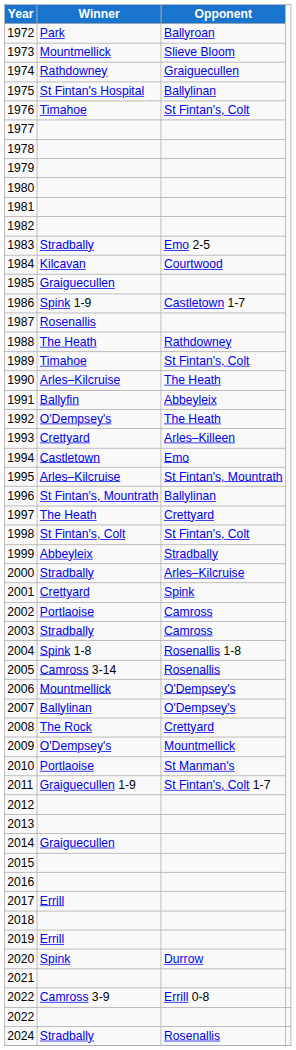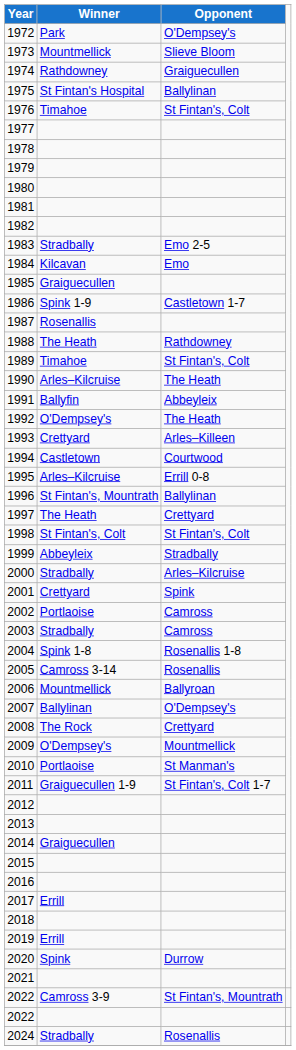(189, 33) Ballyroan -> (200, 33) O'Dempsey's
(193, 264) Courtwood -> (177, 264) Emo
(177, 457) Emo -> (193, 457) Courtwood
(223, 476) St Fintan's, Mountrath -> (187, 476) Errill 0-8
(200, 689) O'Dempsey's -> (189, 689) Ballyroan
(187, 997) Errill 0-8 -> (223, 997) St Fintan's, Mountrath
